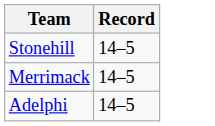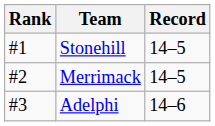+ column: (30, 18)
(116, 105) 14–5 -> (167, 105) 14–6
